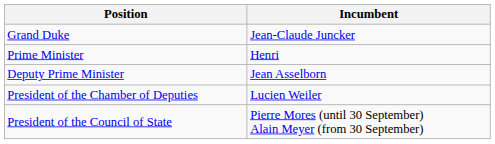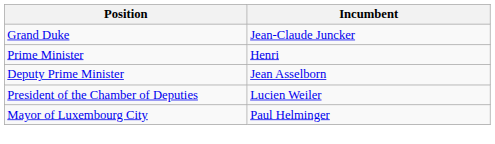- row: (90, 121)
+ row: (78, 114)
